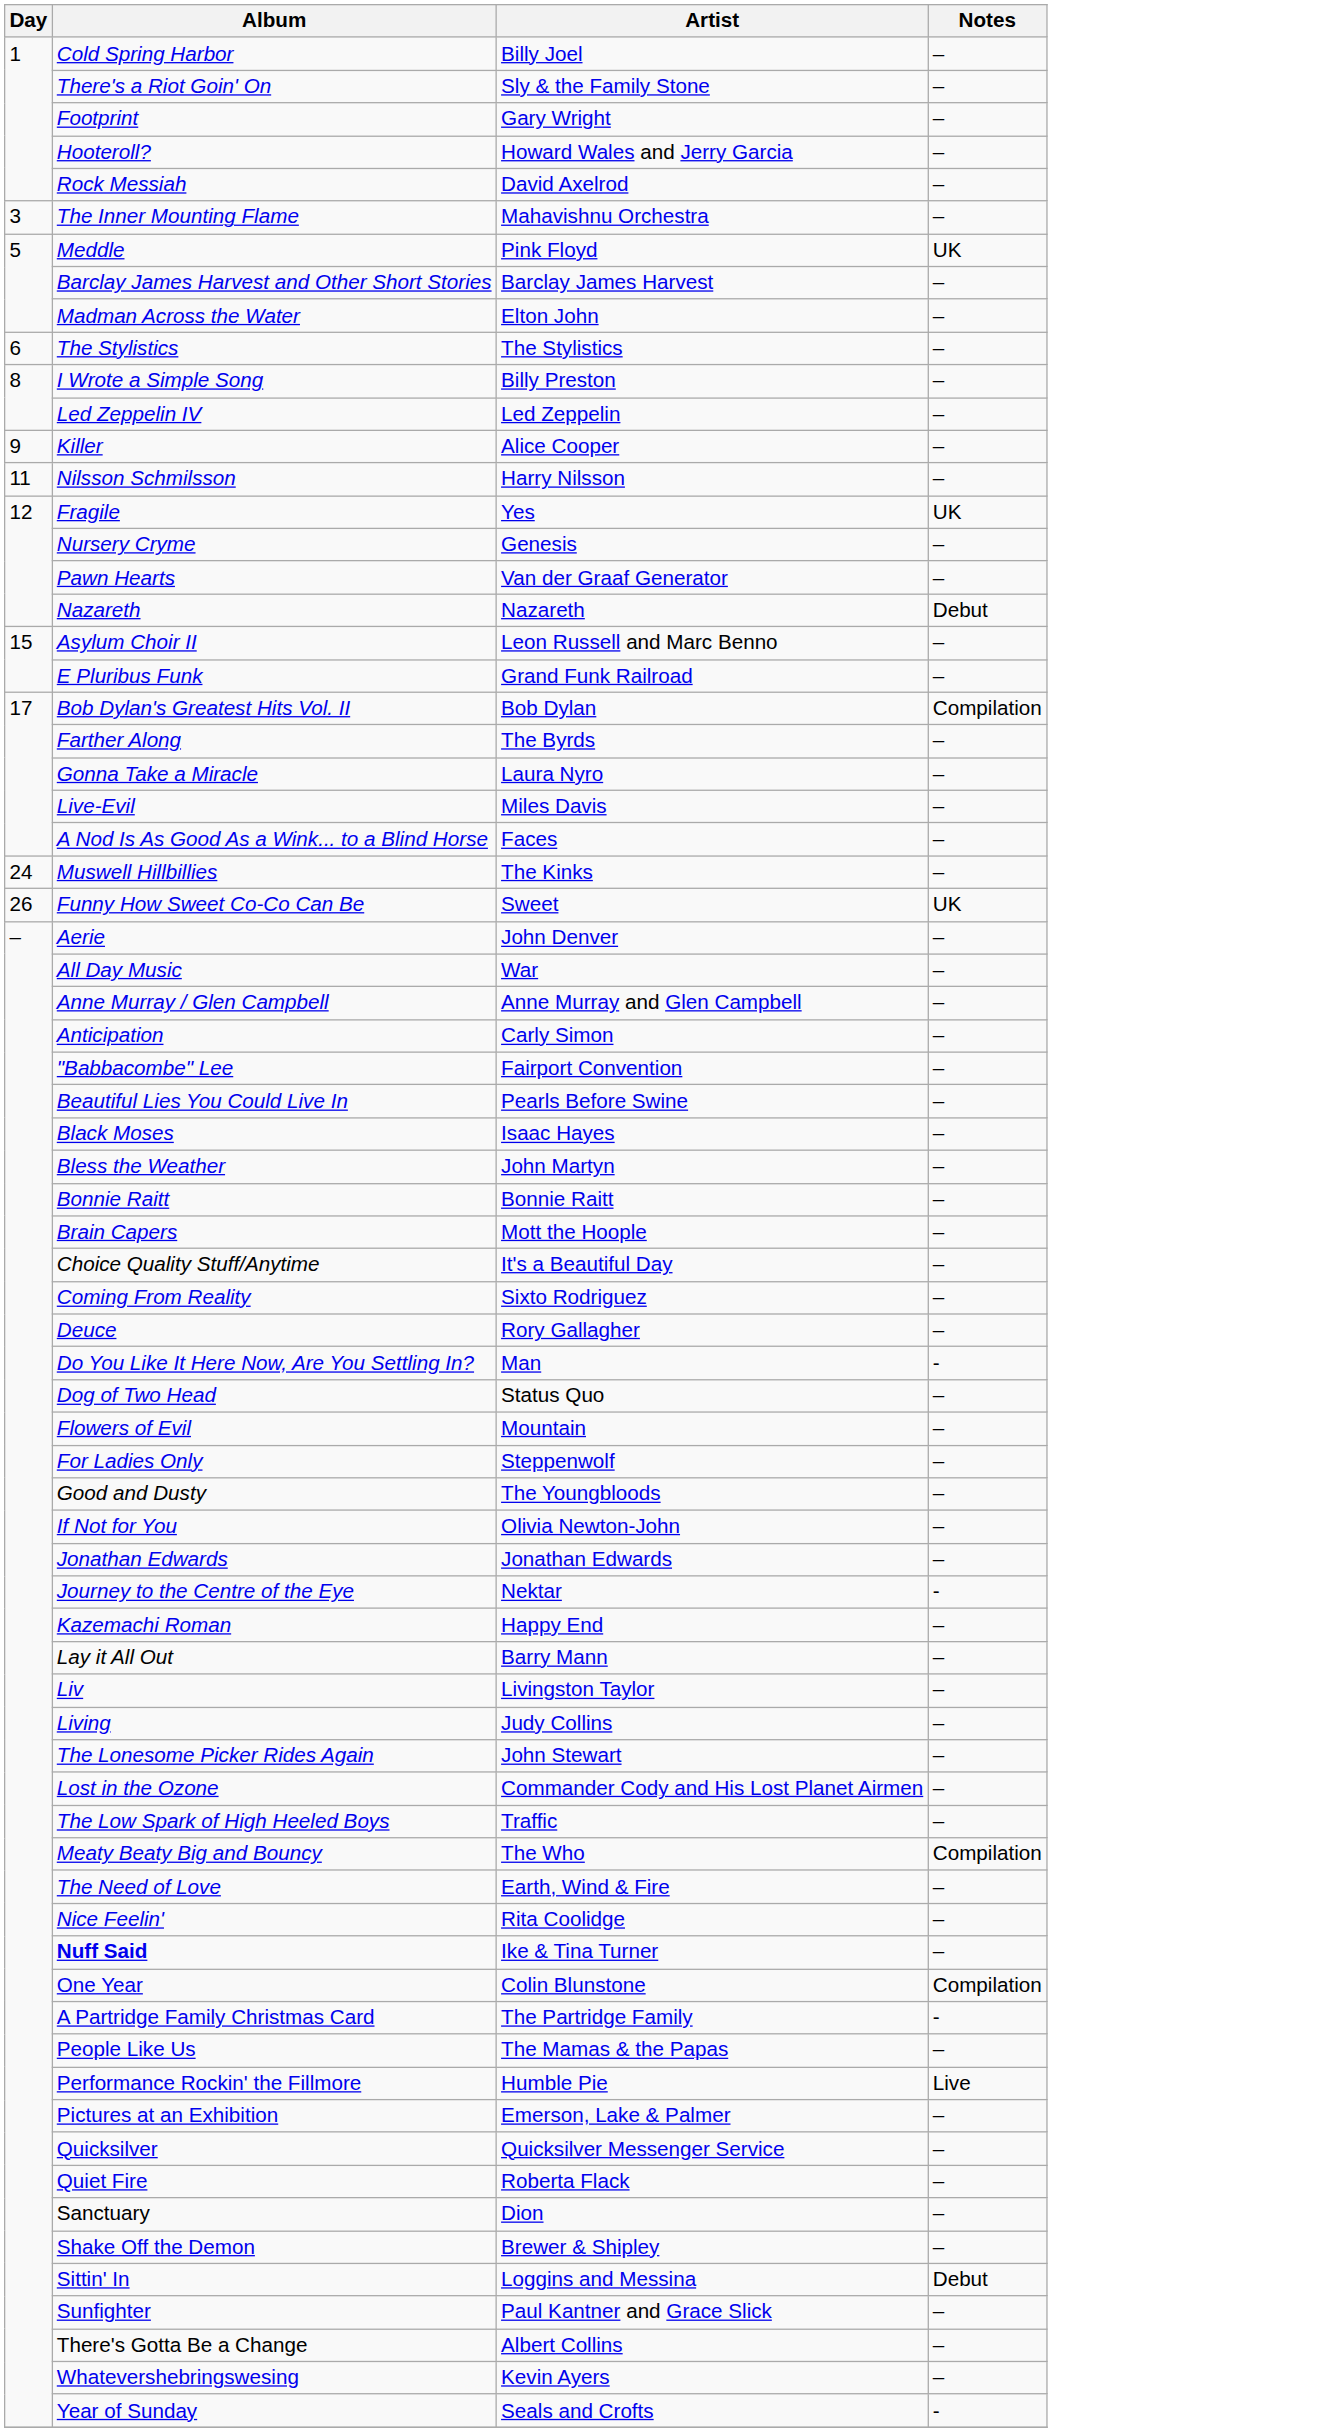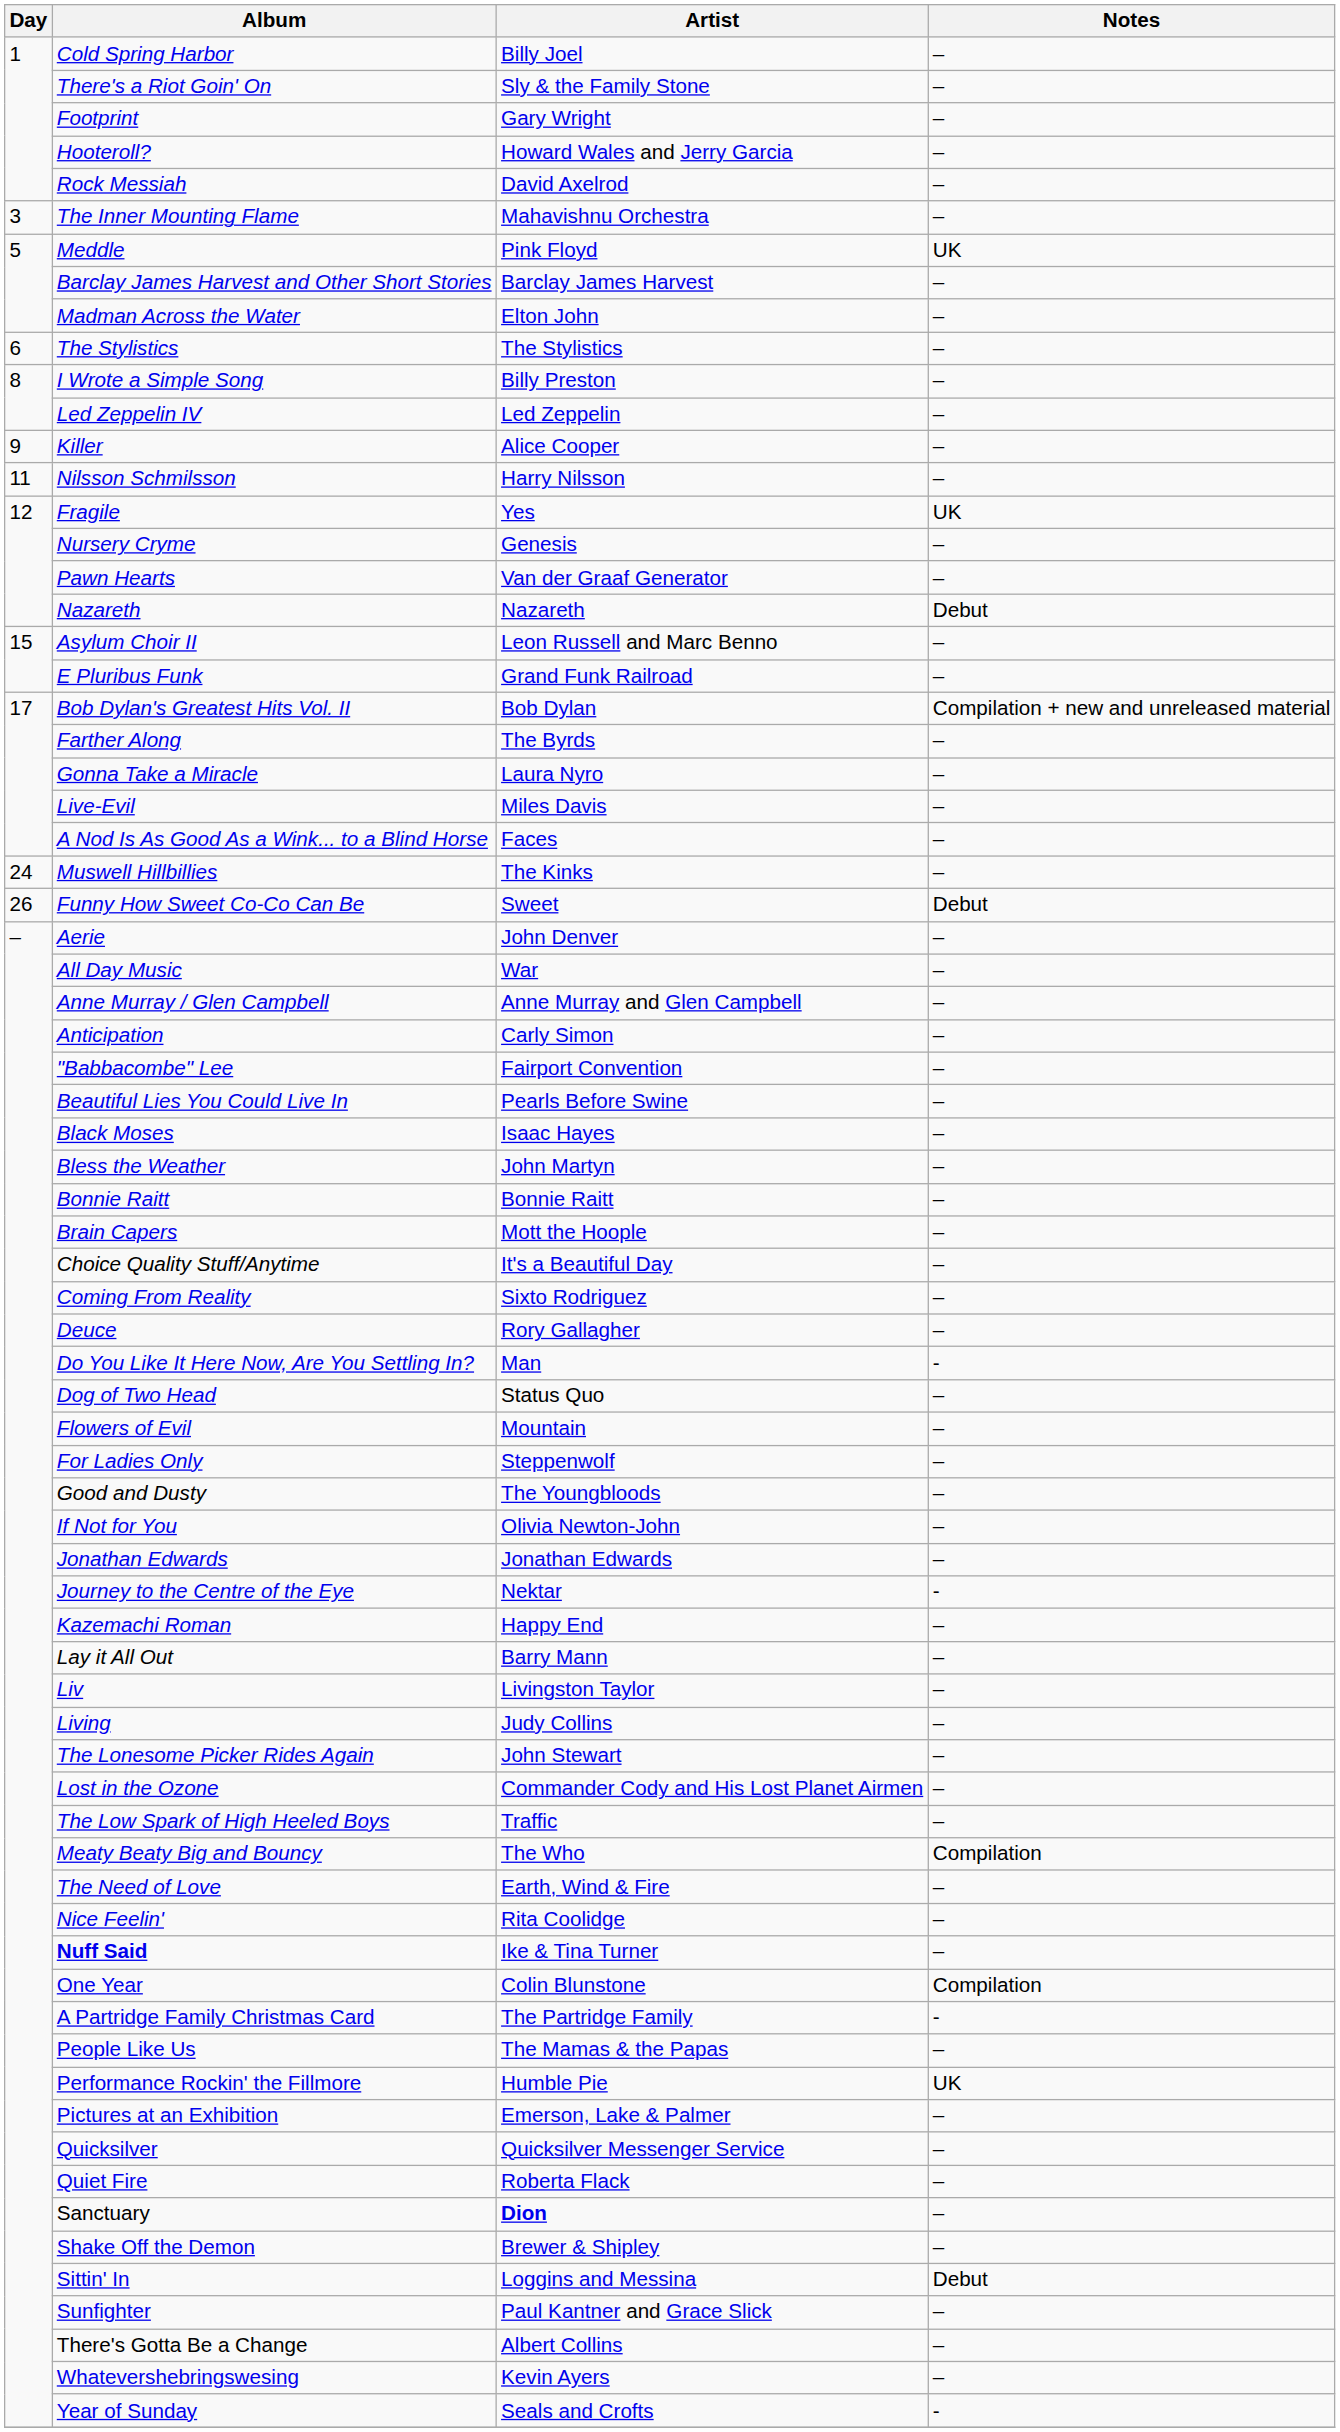(987, 708) Compilation -> (1132, 708) Compilation + new and unreleased material
(947, 904) UK -> (960, 904) Debut
(952, 2083) Live -> (947, 2083) UK
(522, 2214) normal -> (524, 2214) bold
